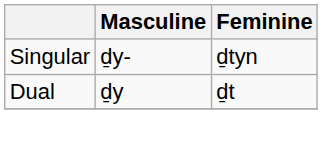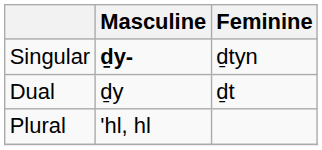(115, 56) normal -> (117, 56) bold
+ row: (38, 126)
